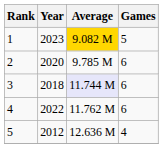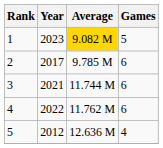(52, 62) 2020 -> (52, 62) 2017
(52, 85) 2018 -> (52, 85) 2021
(92, 85) lavender background -> (92, 85) no background
